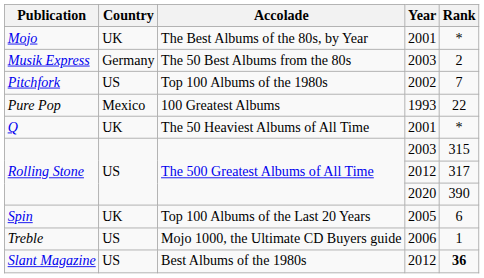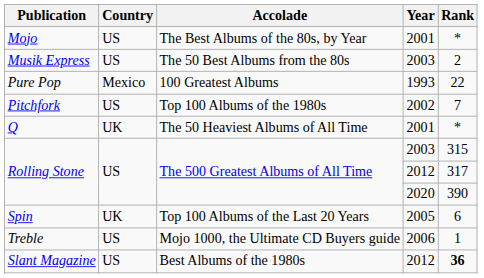(112, 37) UK -> (111, 37) US
(128, 60) Germany -> (111, 60) US
rows swapped: (34, 82) <-> (34, 104)
